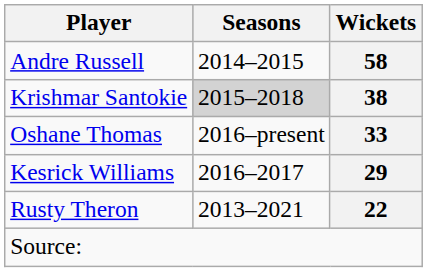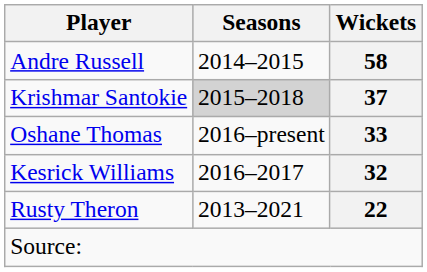(376, 97) 38 -> (376, 97) 37
(376, 172) 29 -> (376, 172) 32
